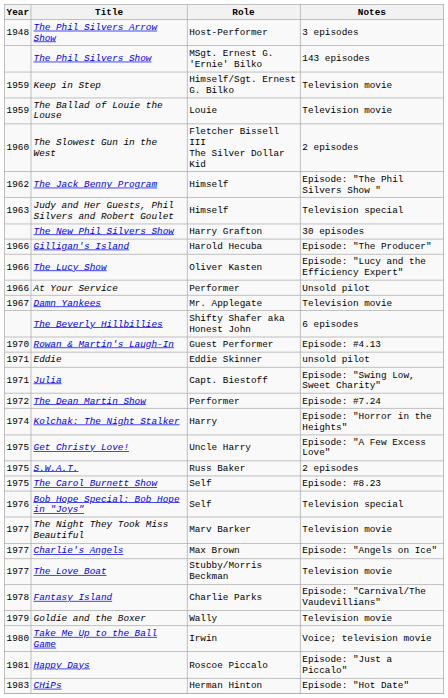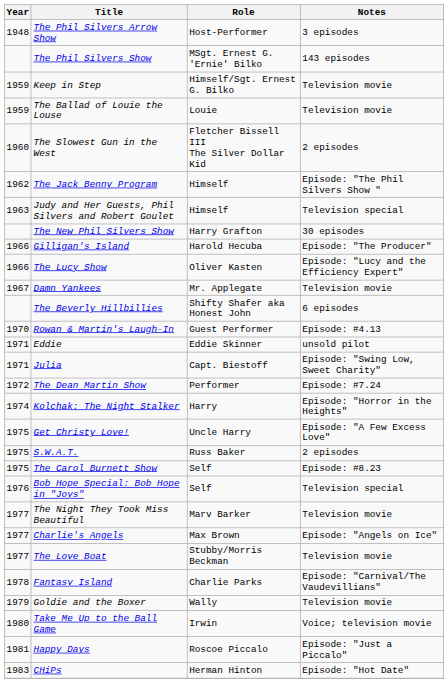- row: (76, 288)
